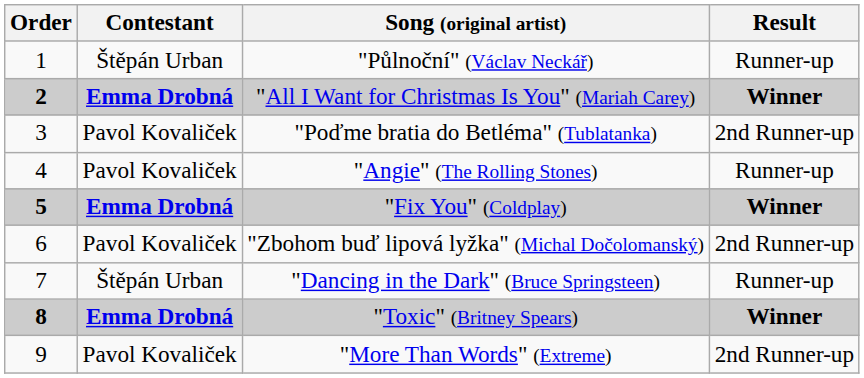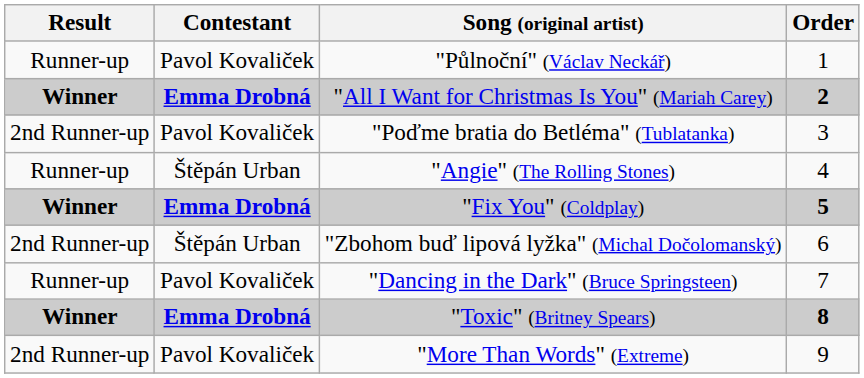columns swapped: (41, 22) <-> (784, 22)
(160, 59) Štěpán Urban -> (237, 59) Pavol Kovaliček
(160, 170) Pavol Kovaliček -> (237, 170) Štěpán Urban
(160, 243) Pavol Kovaliček -> (237, 243) Štěpán Urban
(160, 280) Štěpán Urban -> (237, 280) Pavol Kovaliček
